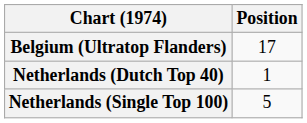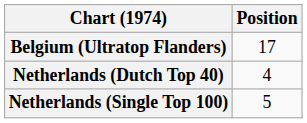(267, 74) 1 -> (267, 74) 4
